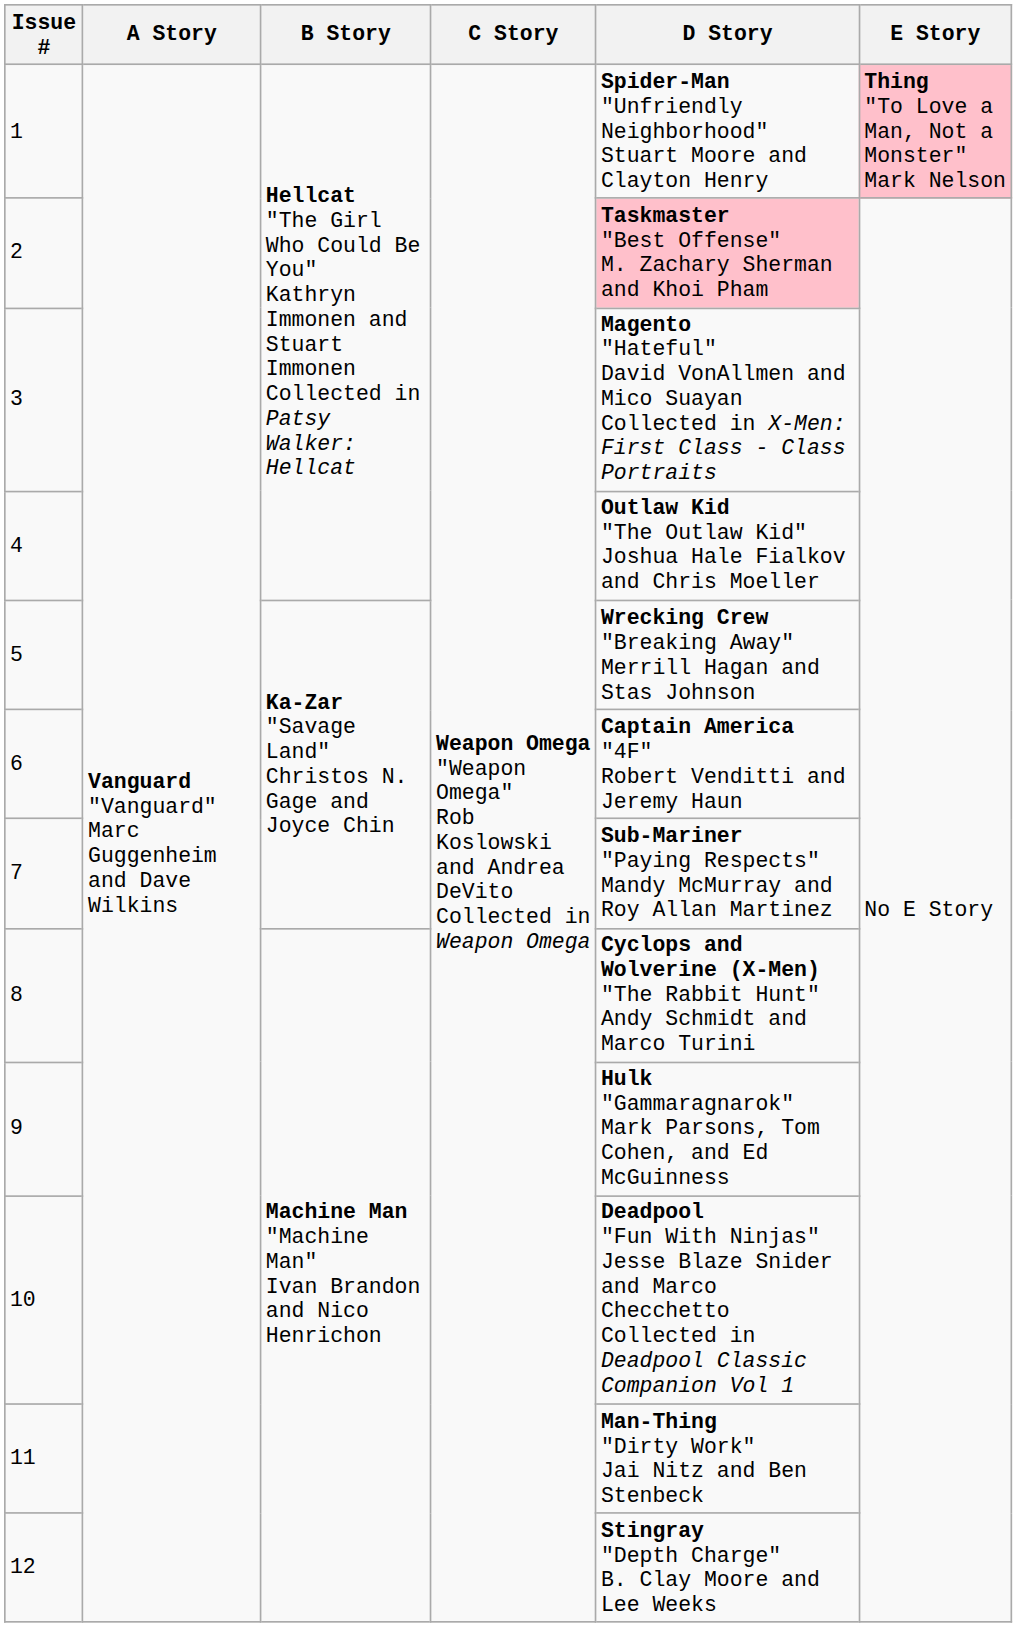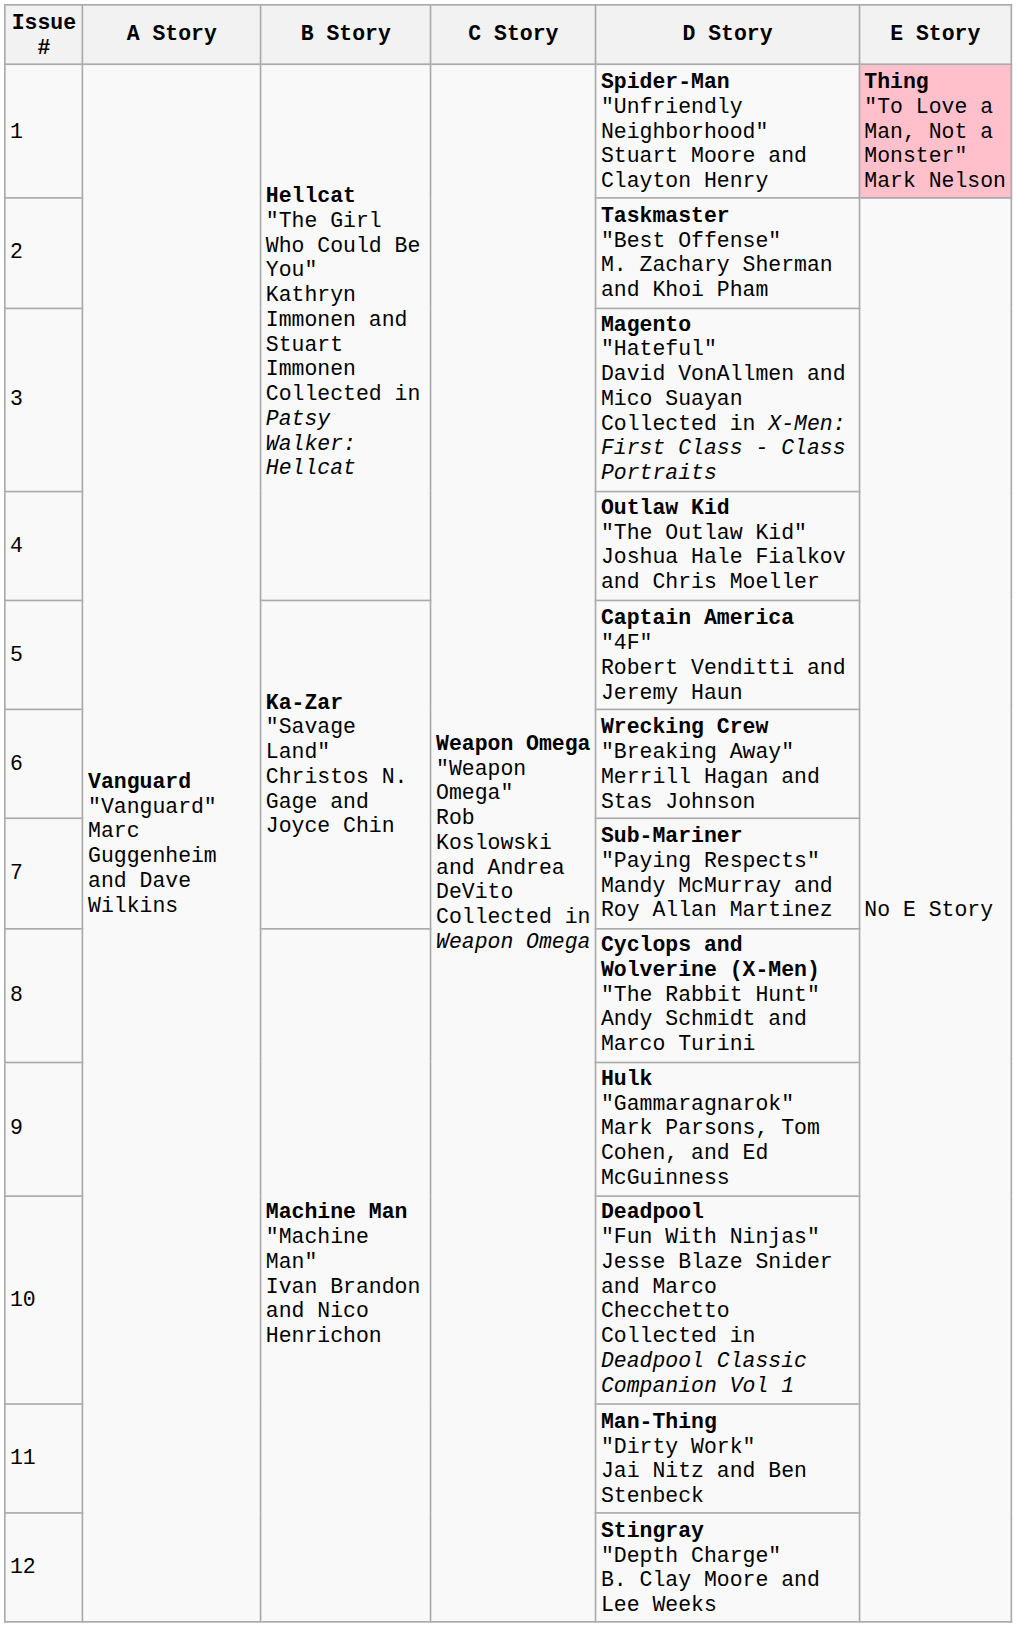(717, 253) pink background -> (717, 253) no background
(710, 655) Wrecking Crew "Breaking Away" Merrill Hagan and Stas Johnson -> (723, 655) Captain America "4F" Robert Venditti and Jeremy Haun
(723, 764) Captain America "4F" Robert Venditti and Jeremy Haun -> (710, 764) Wrecking Crew "Breaking Away" Merrill Hagan and Stas Johnson
